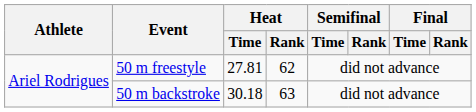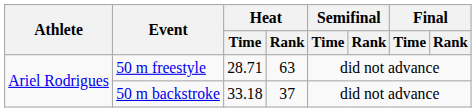(245, 68) 27.81 -> (245, 68) 28.71
(287, 68) 62 -> (287, 68) 63
(245, 94) 30.18 -> (245, 94) 33.18
(287, 94) 63 -> (287, 94) 37
